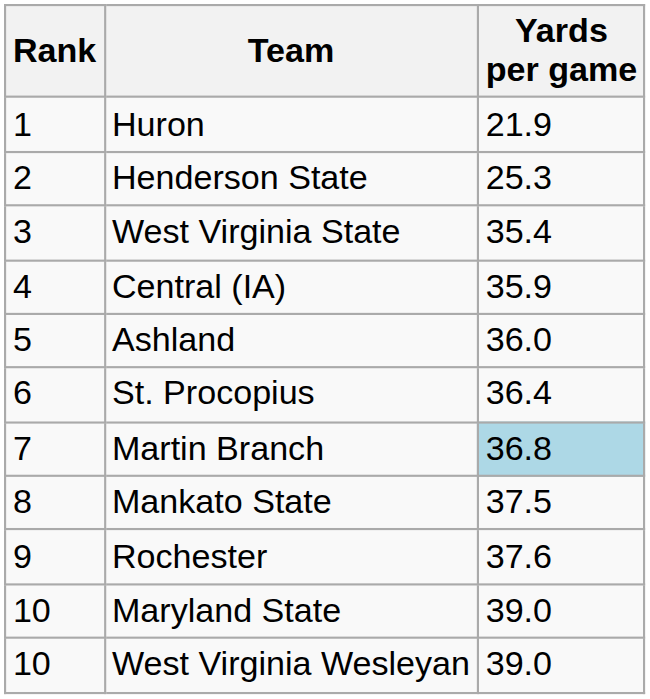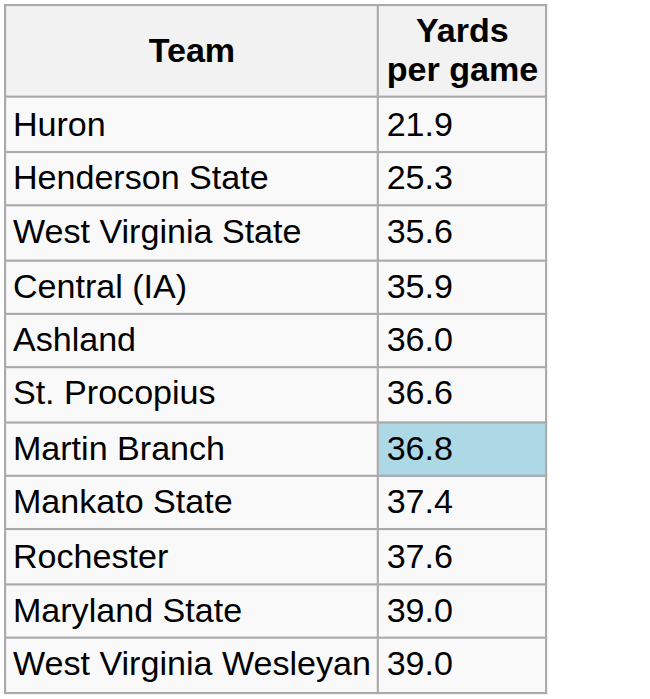- column: (55, 50)
(519, 232) 35.4 -> (420, 232) 35.6
(519, 394) 36.4 -> (420, 394) 36.6
(519, 502) 37.5 -> (420, 502) 37.4
